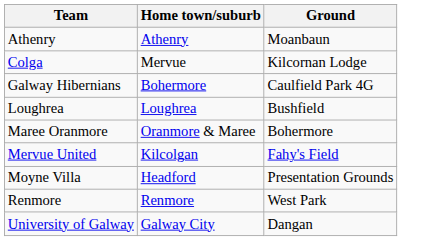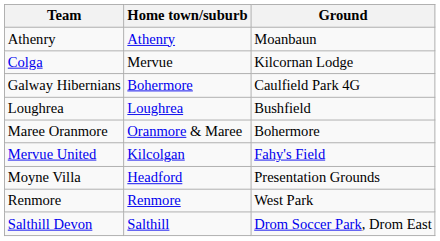+ row: (50, 223)
- row: (71, 223)
